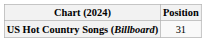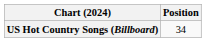(181, 29) 31 -> (181, 29) 34
